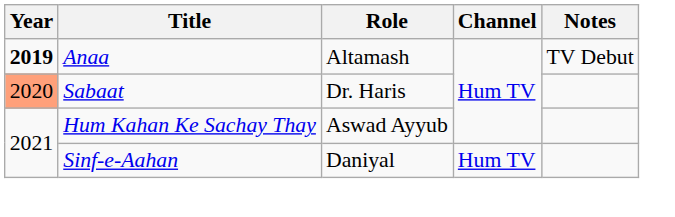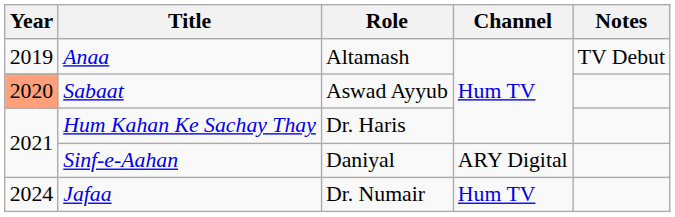(31, 56) bold -> (31, 56) normal
(366, 90) Dr. Haris -> (387, 90) Aswad Ayyub
(387, 125) Aswad Ayyub -> (366, 125) Dr. Haris
(497, 159) Hum TV -> (513, 159) ARY Digital
+ row: (87, 194)
